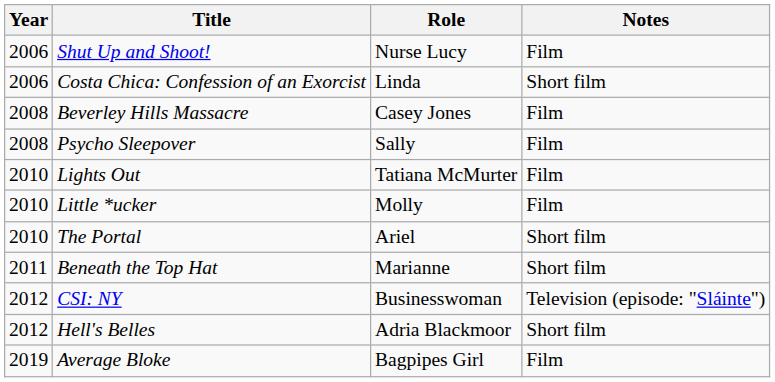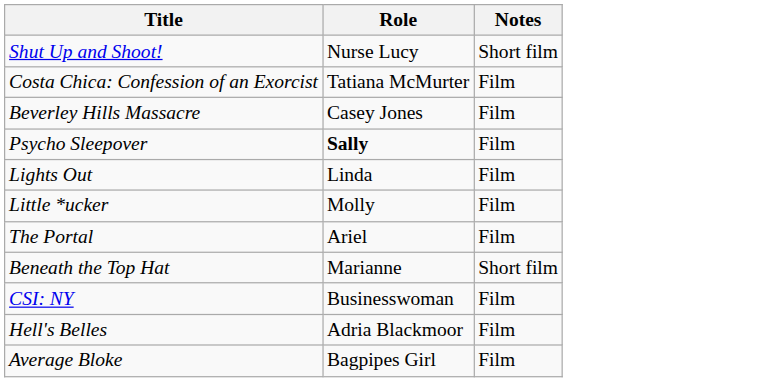- column: (29, 19)
(545, 50) Film -> (518, 50) Short film
(398, 81) Linda -> (398, 81) Tatiana McMurter
(566, 81) Short film -> (497, 81) Film
(395, 143) normal -> (348, 143) bold
(446, 174) Tatiana McMurter -> (350, 174) Linda
(566, 236) Short film -> (497, 236) Film
(646, 298) Television (episode: "Sláinte") -> (497, 298) Film
(566, 329) Short film -> (497, 329) Film
